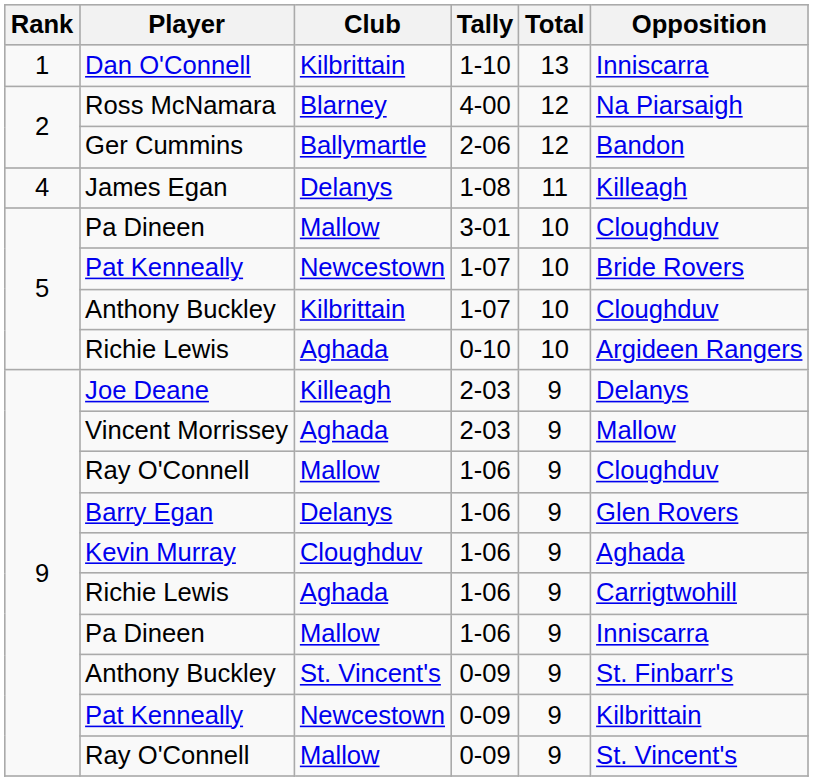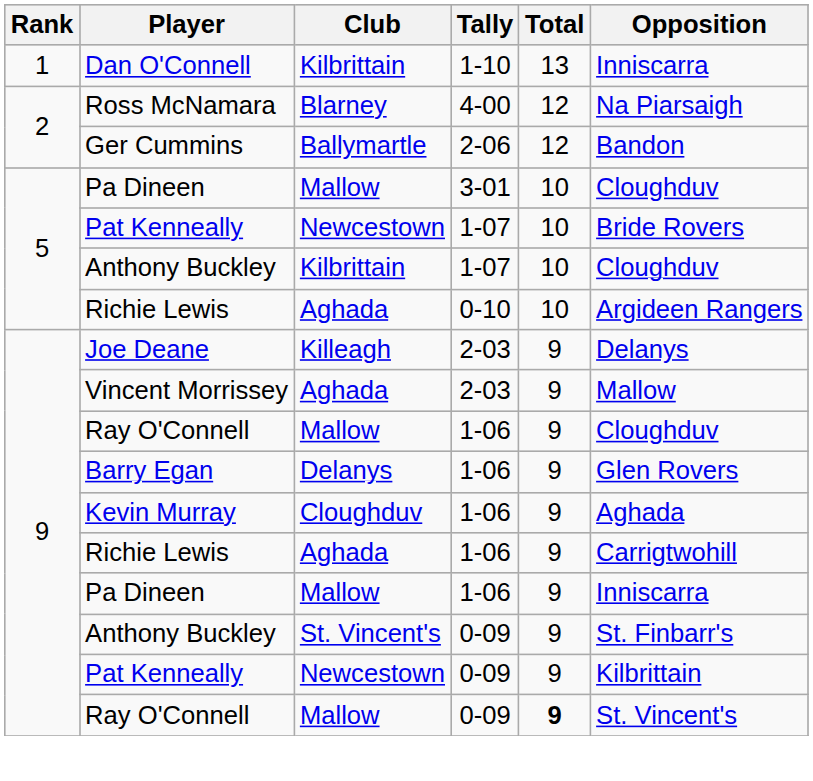- row: (156, 187)
(555, 755) normal -> (555, 715) bold
